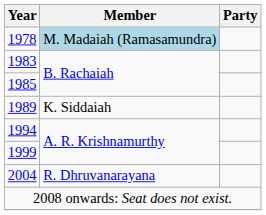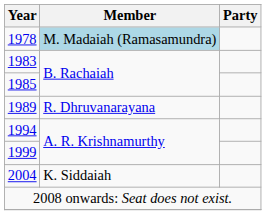(77, 107) K. Siddaiah -> (99, 107) R. Dhruvanarayana
(99, 175) R. Dhruvanarayana -> (77, 175) K. Siddaiah
